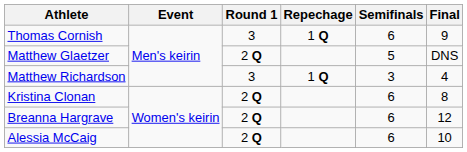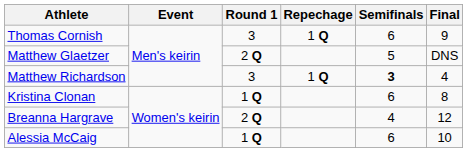(391, 77) normal -> (391, 77) bold
(251, 97) 2 Q -> (251, 97) 1 Q
(391, 117) 6 -> (391, 117) 4
(251, 138) 2 Q -> (251, 138) 1 Q
